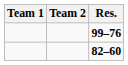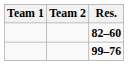rows swapped: (106, 32) <-> (106, 51)
